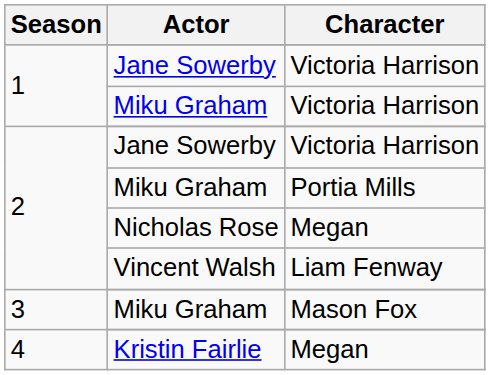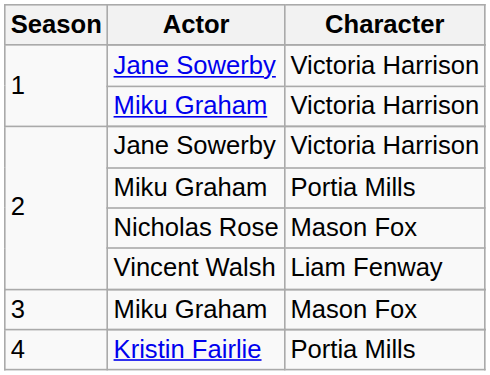(330, 227) Megan -> (354, 227) Mason Fox
(330, 349) Megan -> (353, 349) Portia Mills
